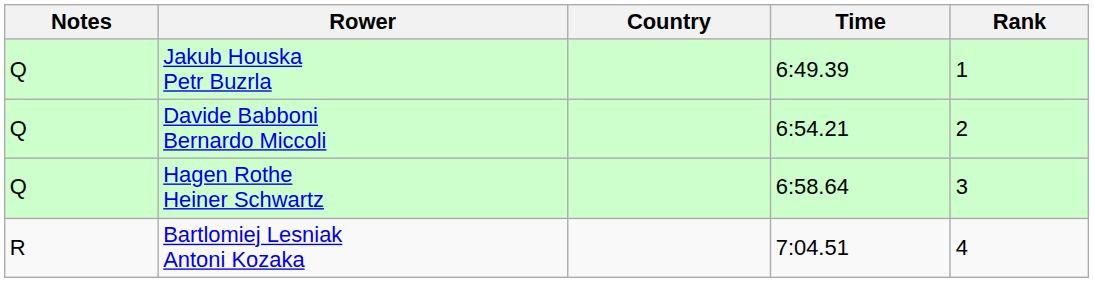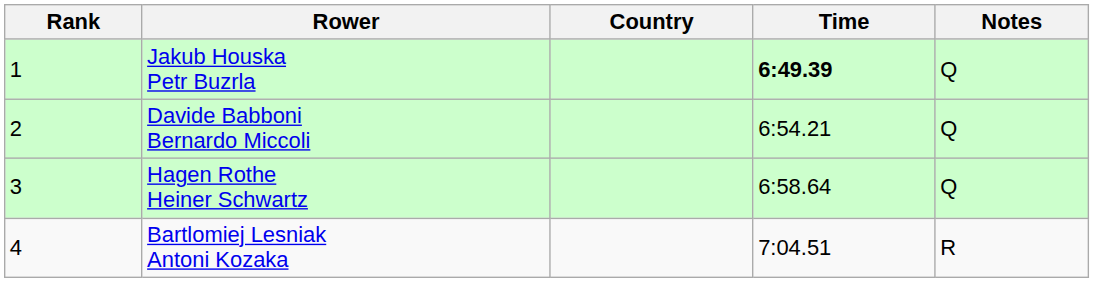columns swapped: (1019, 21) <-> (81, 21)
(812, 68) normal -> (795, 68) bold
